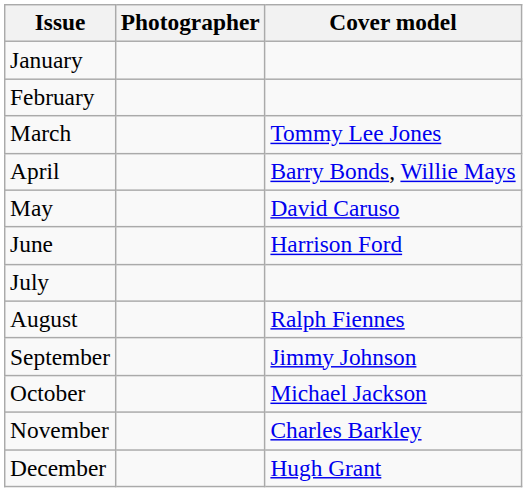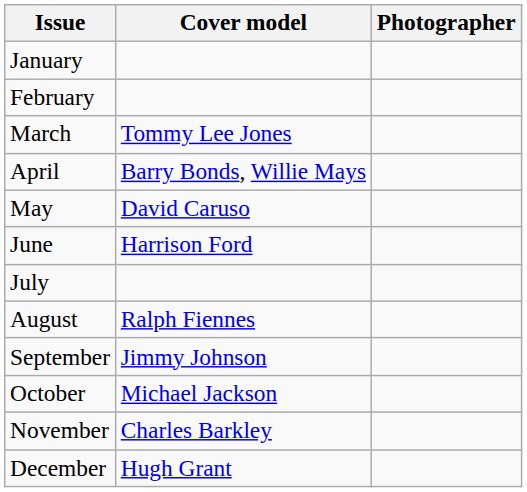columns swapped: (393, 23) <-> (190, 23)
